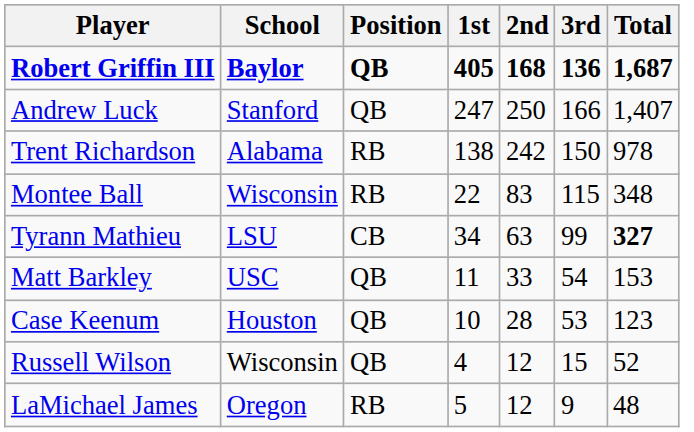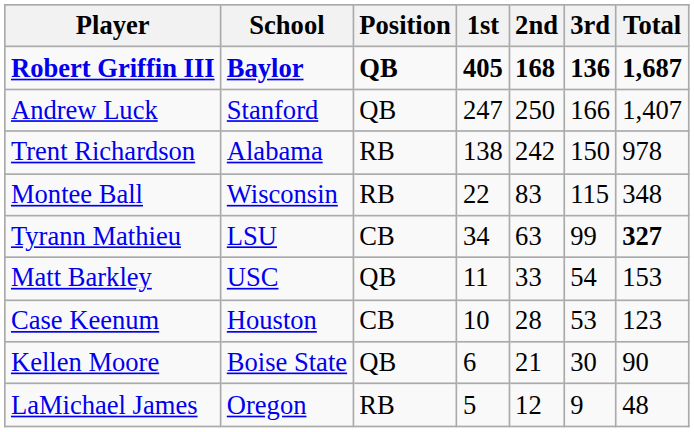(369, 320) QB -> (377, 320) CB
+ row: (85, 362)
- row: (91, 362)
